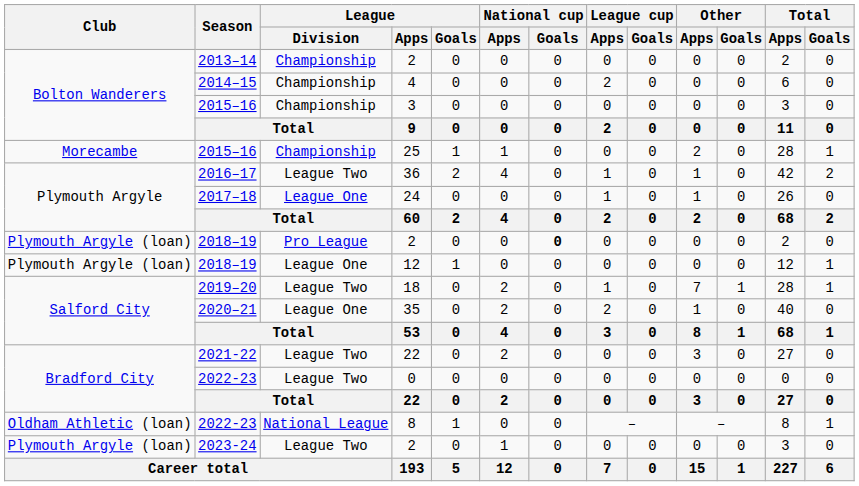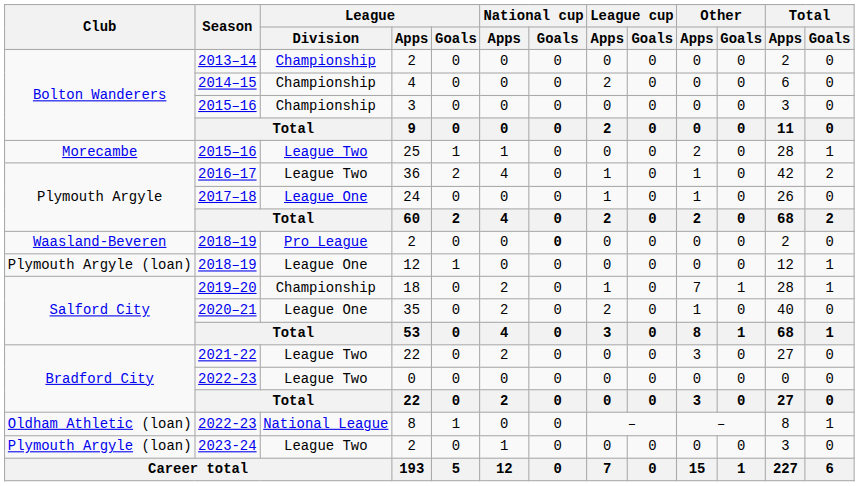(326, 152) Championship -> (326, 152) League Two
(100, 243) Plymouth Argyle (loan) -> (100, 243) Waasland-Beveren
(326, 288) League Two -> (326, 288) Championship
